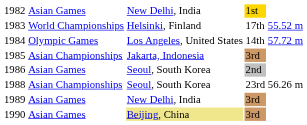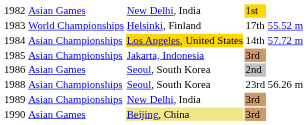(63, 40) Olympic Games -> (75, 40) Asian Championships
(185, 40) no background -> (185, 40) gold background
(57, 99) Asian Games -> (75, 99) Asian Championships
